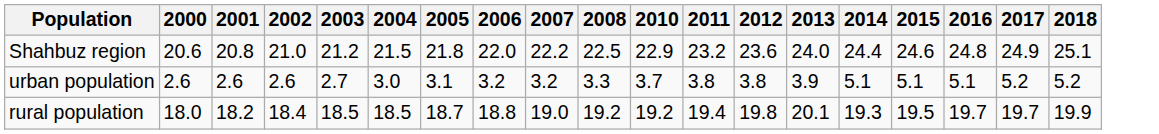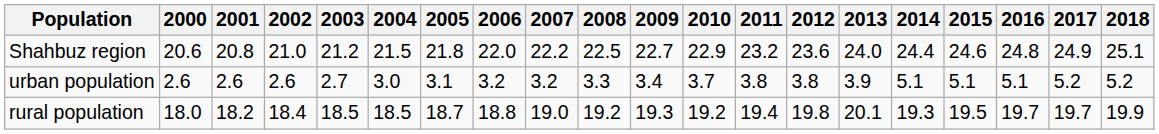+ column: (657, 19)
